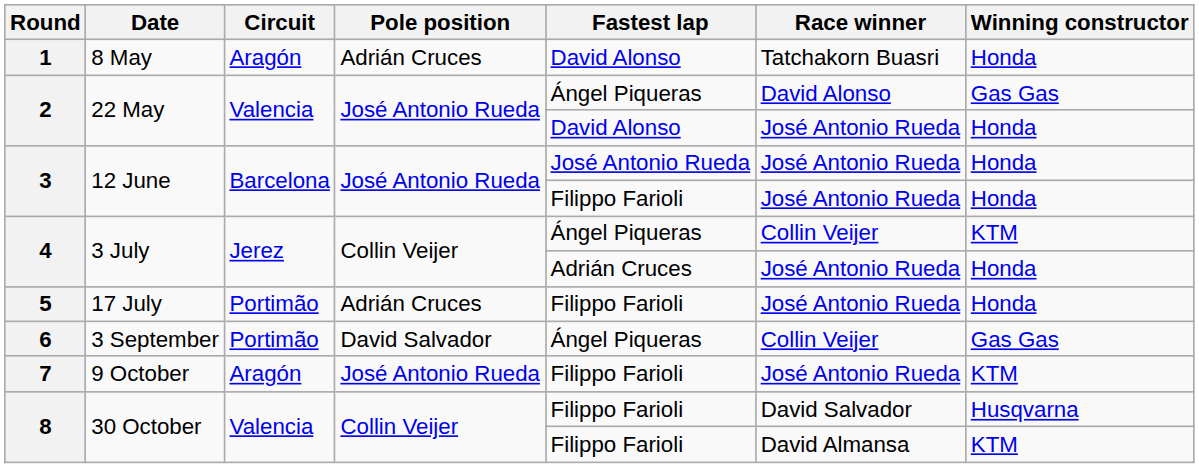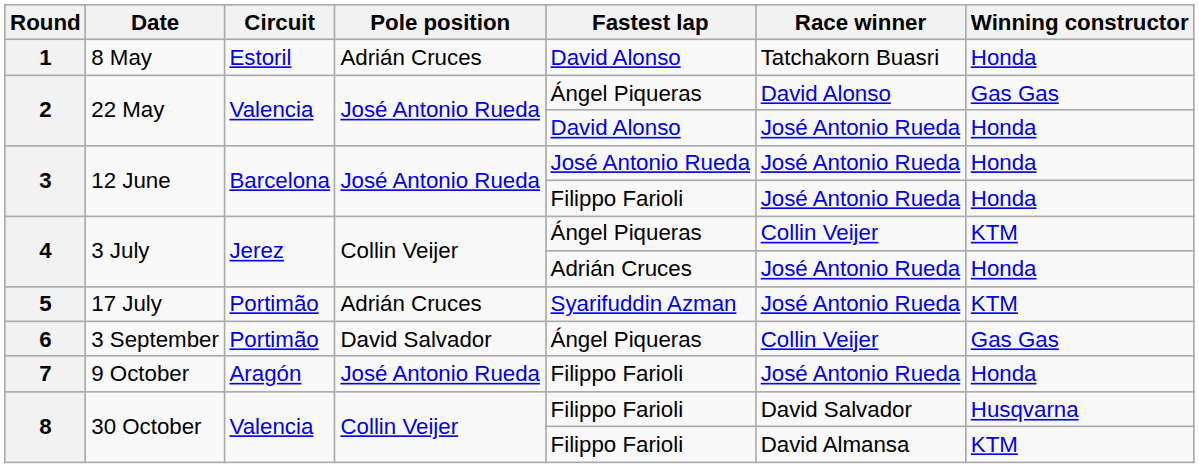(265, 57) Aragón -> (260, 57) Estoril
(617, 303) Filippo Farioli -> (643, 303) Syarifuddin Azman
(1004, 303) Honda -> (994, 303) KTM
(994, 374) KTM -> (1004, 374) Honda
